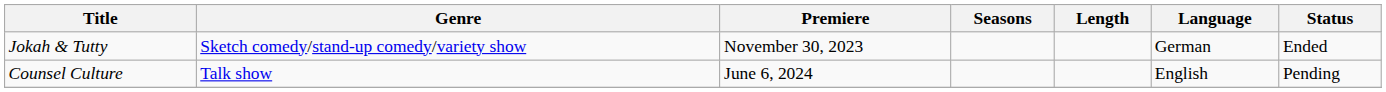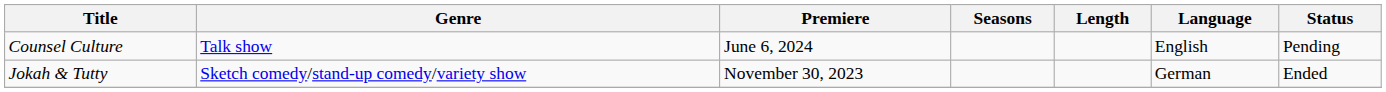rows swapped: (58, 45) <-> (66, 73)
